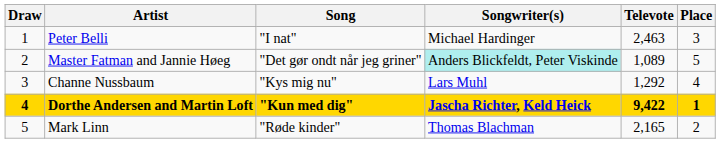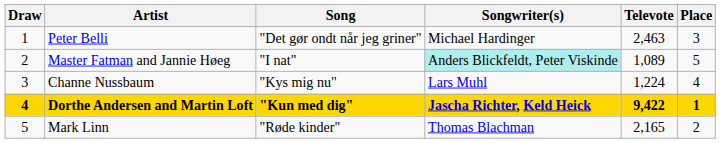(278, 37) "I nat" -> (341, 37) "Det gør ondt når jeg griner"
(341, 60) "Det gør ondt når jeg griner" -> (278, 60) "I nat"
(649, 82) 1,292 -> (649, 82) 1,224
